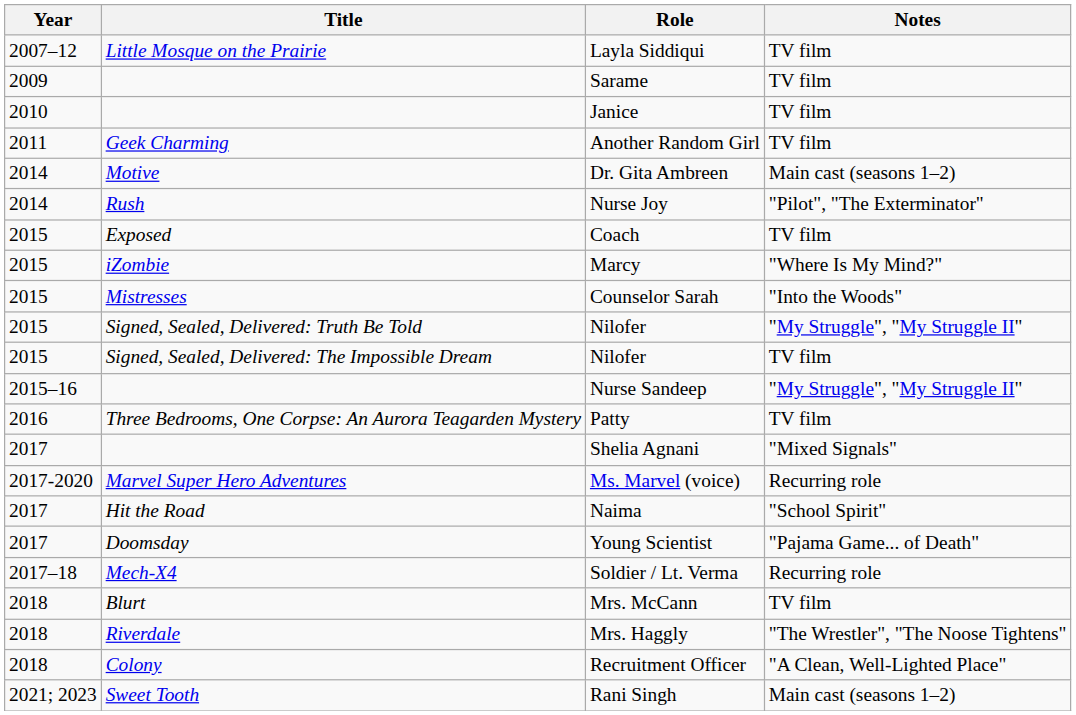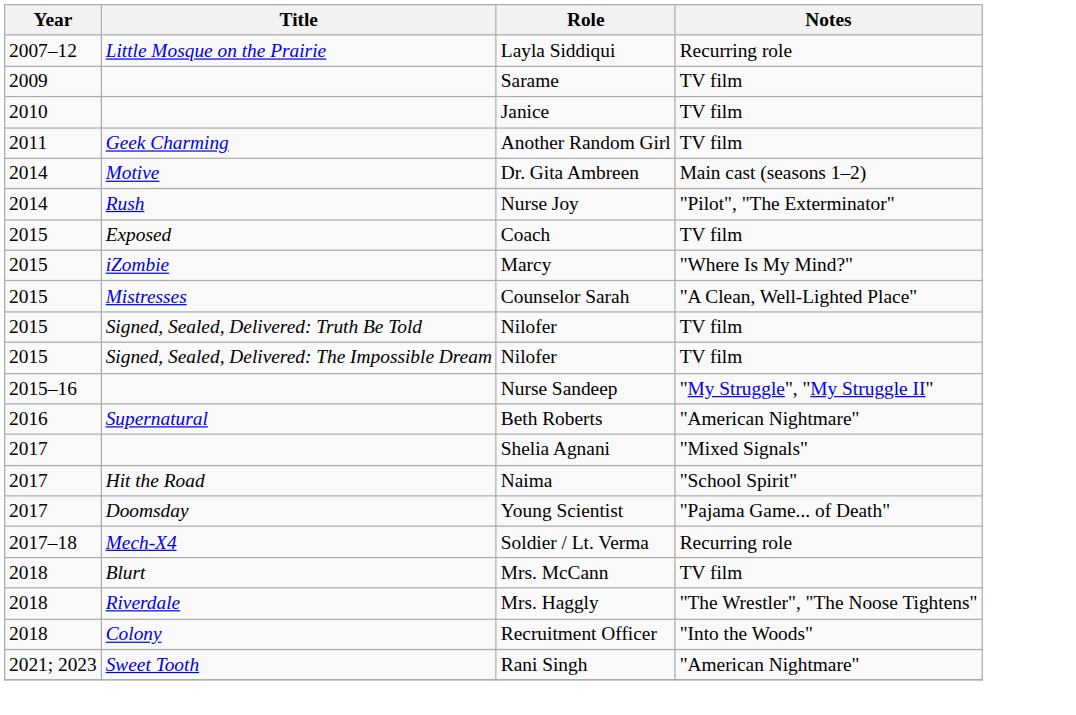(800, 50) TV film -> (736, 50) Recurring role
(835, 296) "Into the Woods" -> (798, 296) "A Clean, Well-Lighted Place"
(896, 326) "My Struggle", "My Struggle II" -> (711, 326) TV film
- row: (343, 419)
+ row: (157, 419)
- row: (226, 480)
(888, 664) "A Clean, Well-Lighted Place" -> (746, 633) "Into the Woods"
(862, 695) Main cast (seasons 1–2) -> (770, 664) "American Nightmare"
